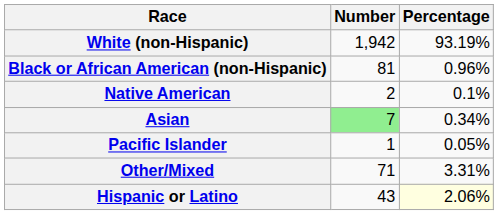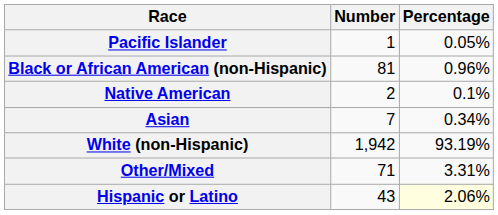rows swapped: (167, 42) <-> (167, 145)
(391, 119) lightgreen background -> (391, 119) no background
